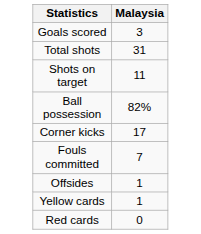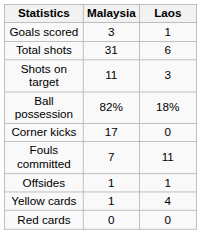+ column: (168, 13)
